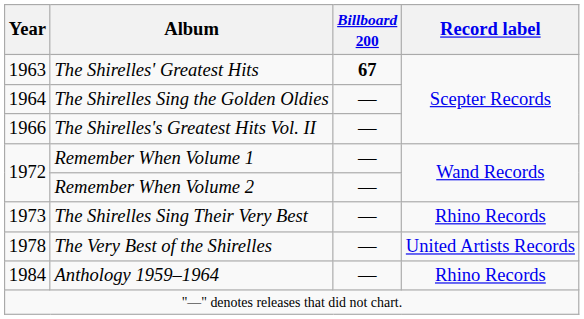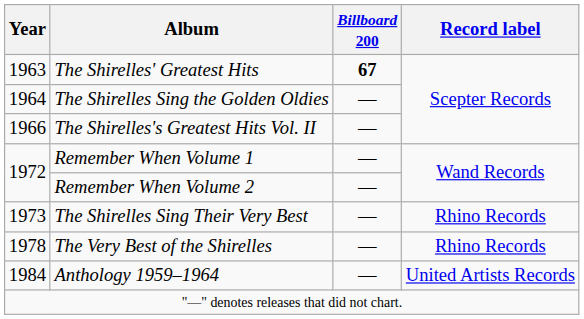(490, 246) United Artists Records -> (490, 246) Rhino Records
(490, 275) Rhino Records -> (490, 275) United Artists Records
